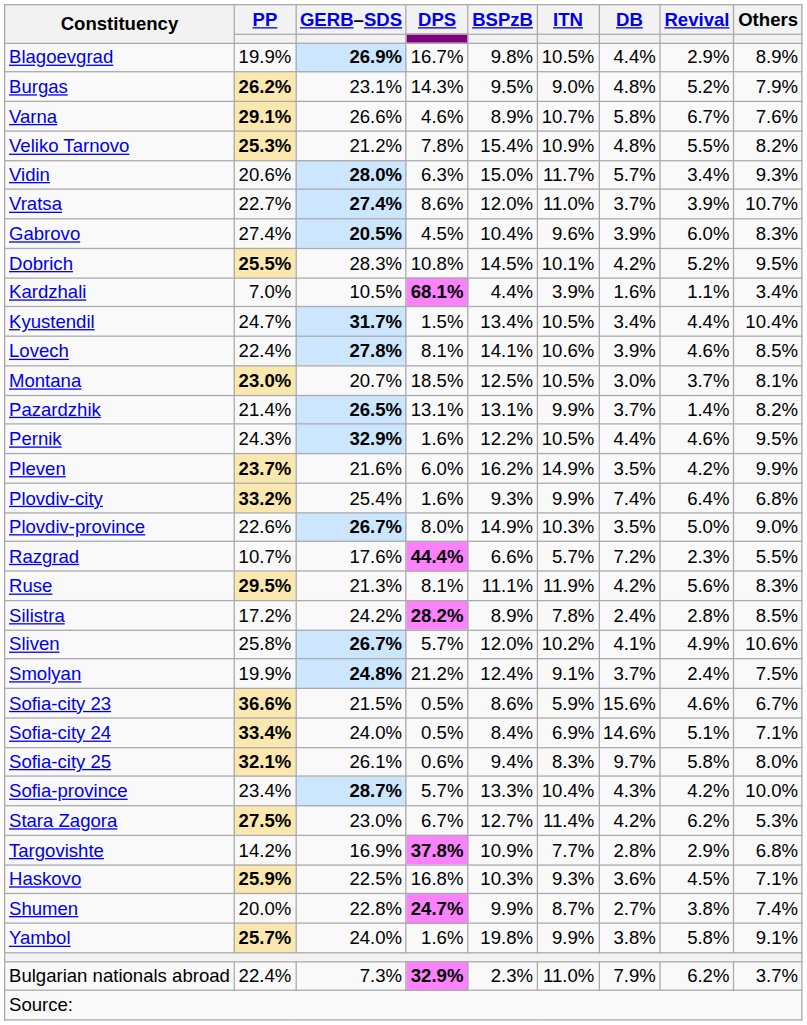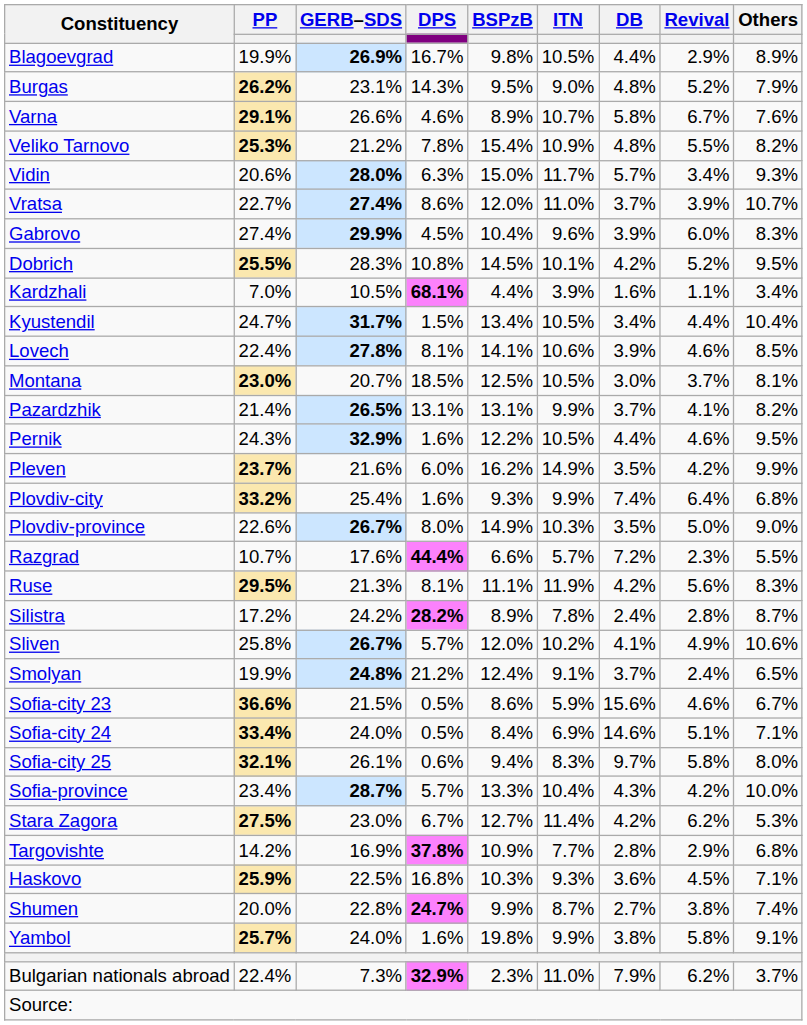(376, 234) 20.5% -> (376, 234) 29.9%
(708, 410) 1.4% -> (708, 410) 4.1%
(777, 615) 8.5% -> (777, 615) 8.7%
(777, 674) 7.5% -> (777, 674) 6.5%
